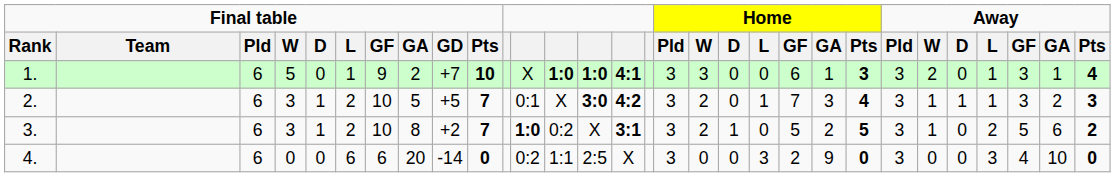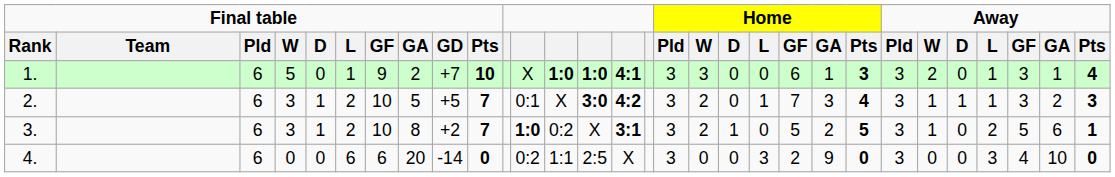(1092, 130) 2 -> (1092, 130) 1
